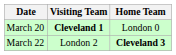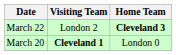rows swapped: (25, 27) <-> (25, 43)
